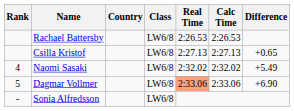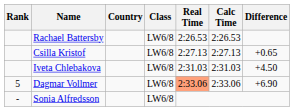+ row: (67, 68)
- row: (60, 68)
